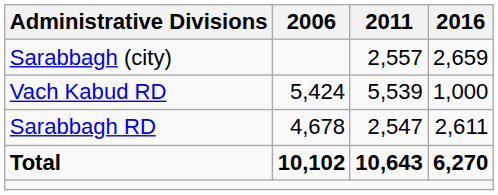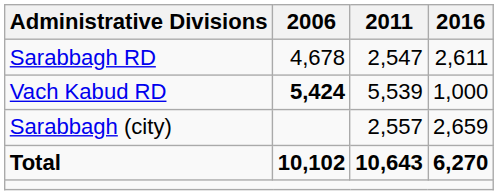rows swapped: (83, 127) <-> (91, 57)
(318, 92) normal -> (318, 92) bold
